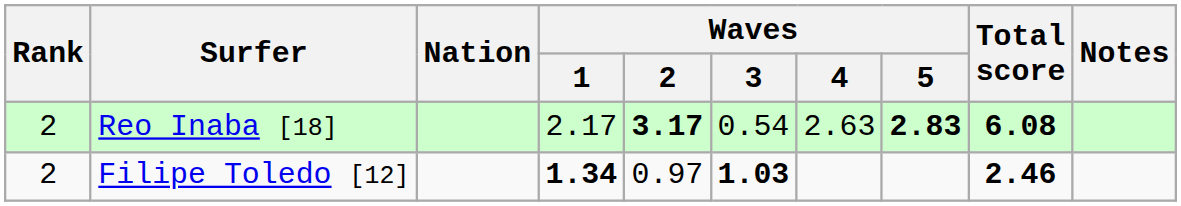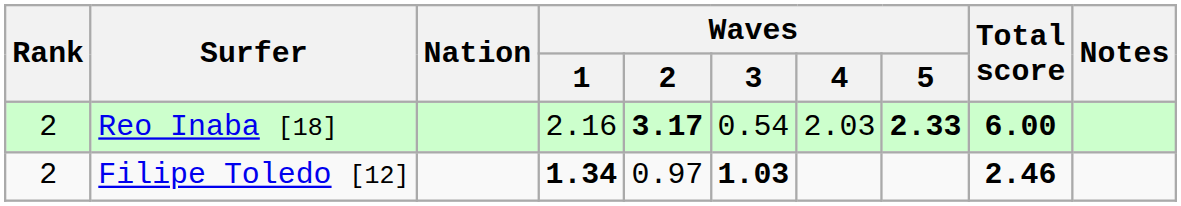(581, 127) 2.17 -> (581, 127) 2.16
(839, 127) 2.63 -> (839, 127) 2.03
(926, 127) 2.83 -> (926, 127) 2.33
(1020, 127) 6.08 -> (1020, 127) 6.00
